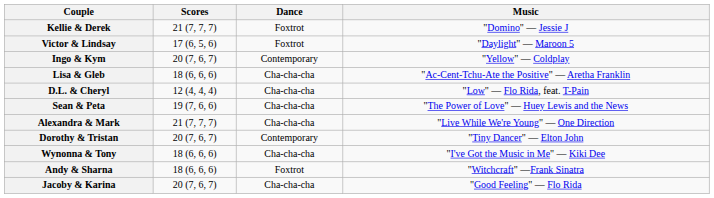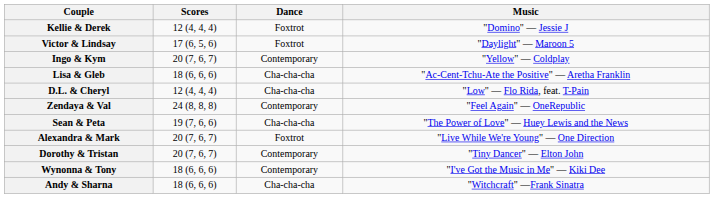(195, 28) 21 (7, 7, 7) -> (195, 28) 12 (4, 4, 4)
+ row: (79, 106)
(195, 122) 21 (7, 7, 7) -> (195, 138) 20 (7, 6, 7)
(289, 122) Cha-cha-cha -> (289, 138) Foxtrot
(289, 153) Cha-cha-cha -> (289, 169) Contemporary
(289, 169) Foxtrot -> (289, 185) Cha-cha-cha
- row: (79, 185)
